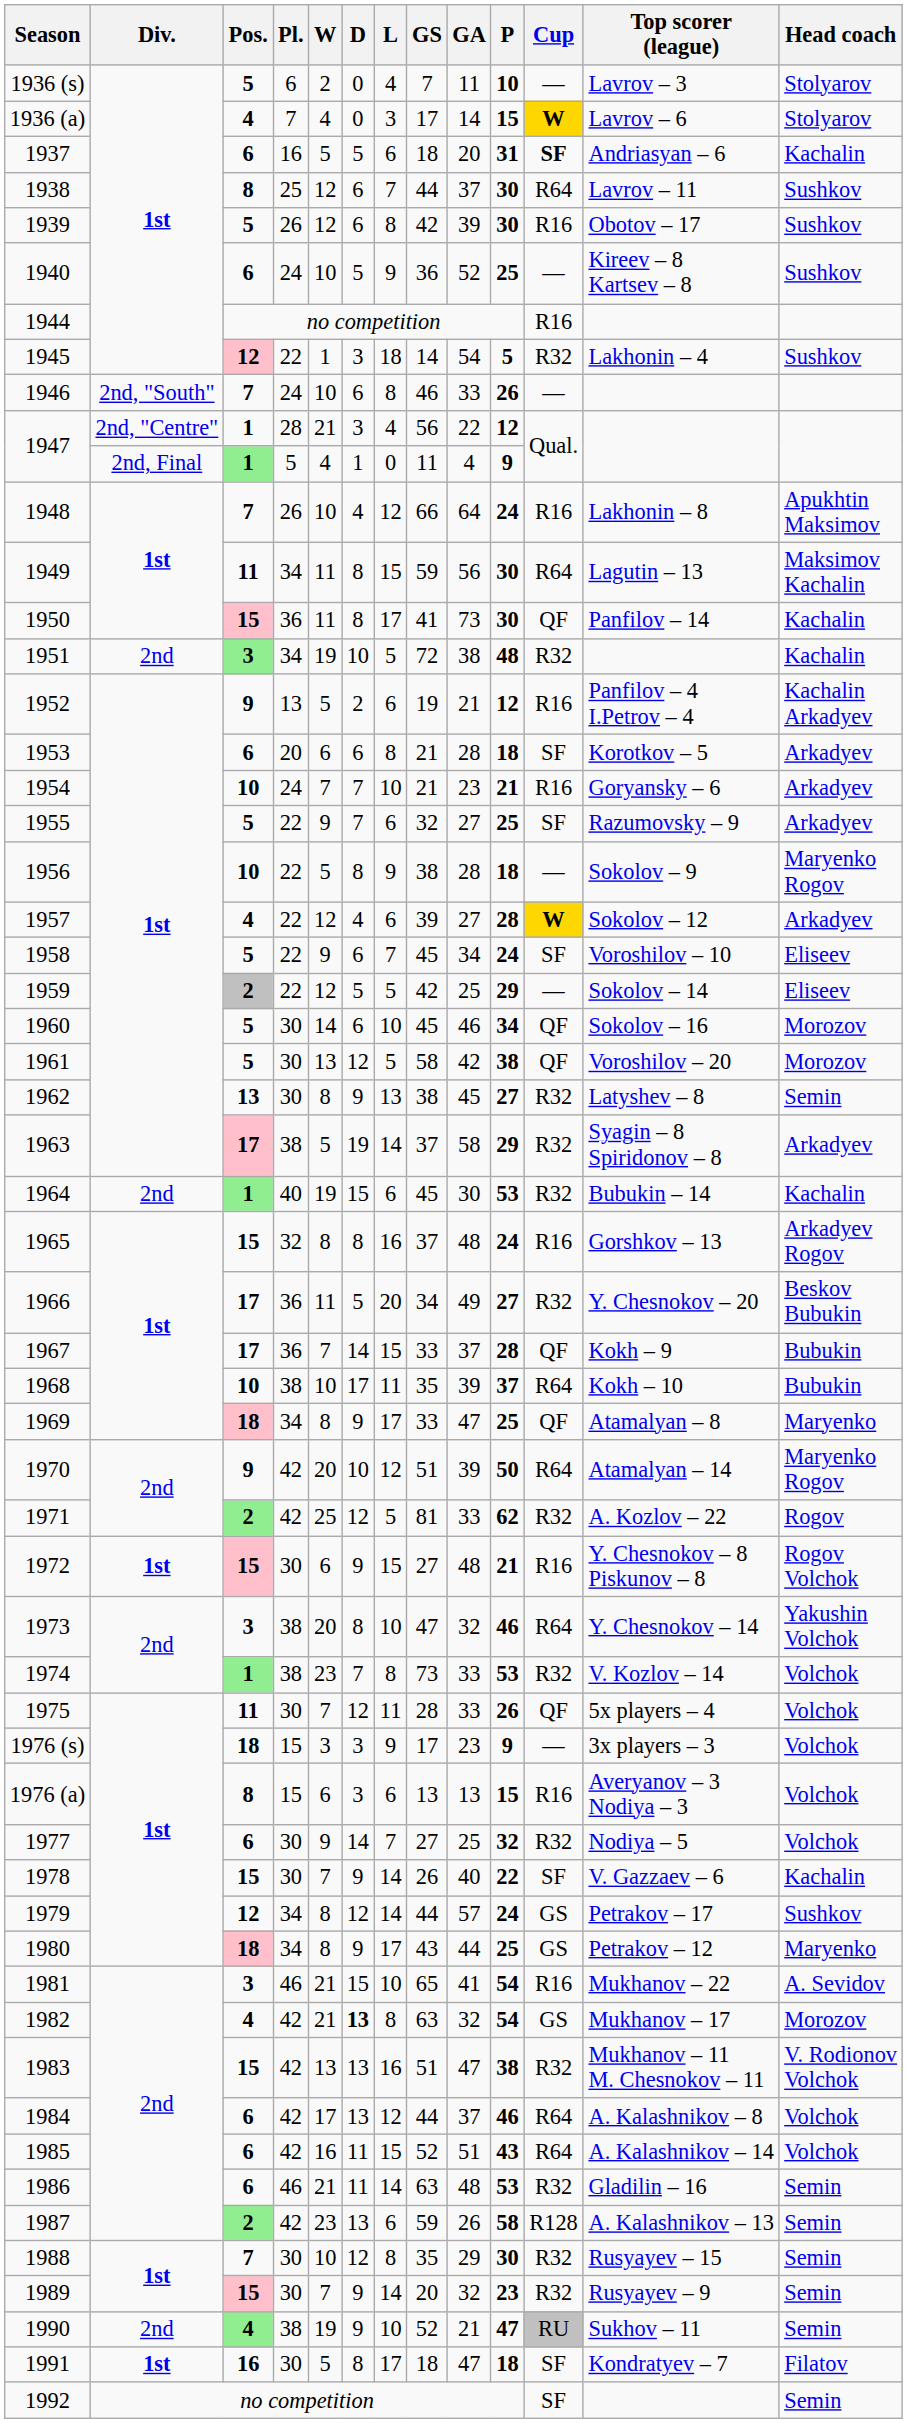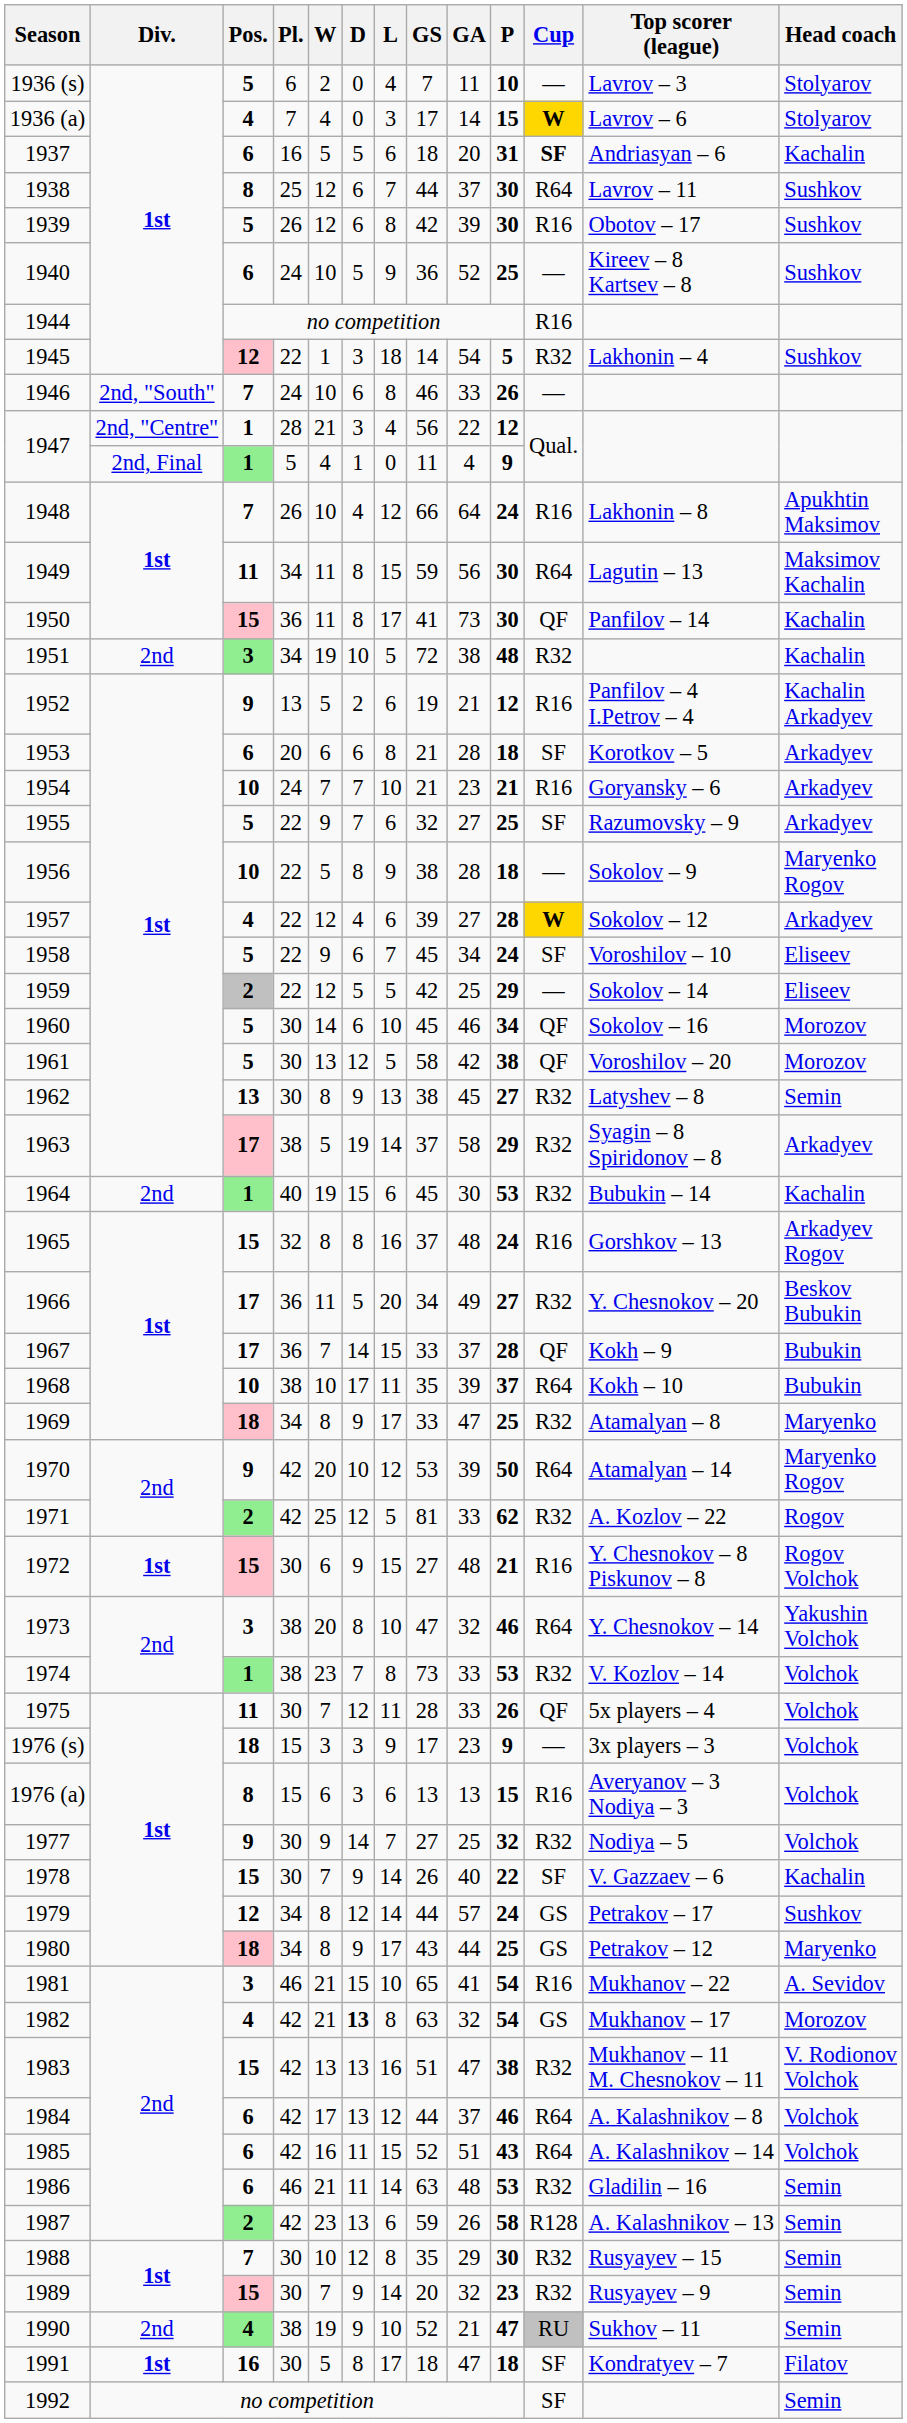(554, 1421) QF -> (554, 1421) R32
(427, 1469) 51 -> (427, 1469) 53
(248, 1841) 6 -> (248, 1841) 9
